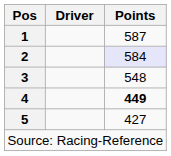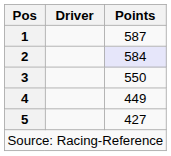(135, 78) 548 -> (135, 78) 550
(135, 99) bold -> (135, 99) normal
